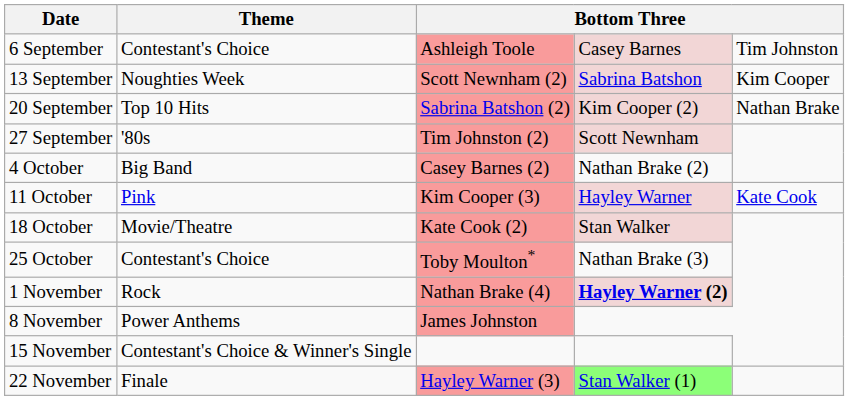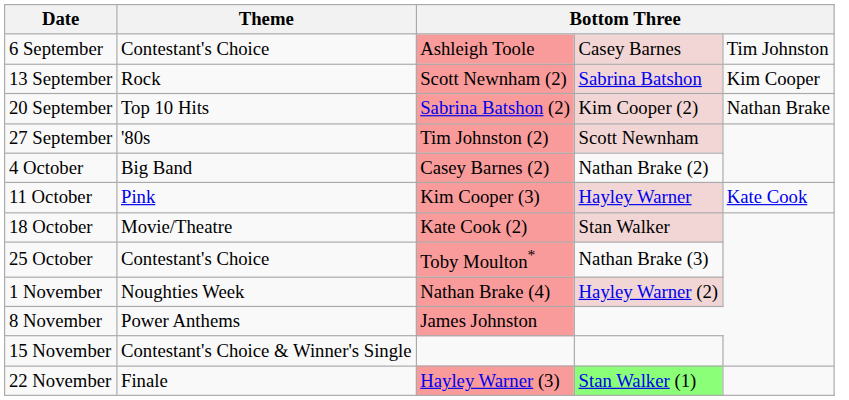(183, 78) Noughties Week -> (141, 78) Rock
(141, 291) Rock -> (183, 291) Noughties Week
(653, 291) bold -> (648, 291) normal
